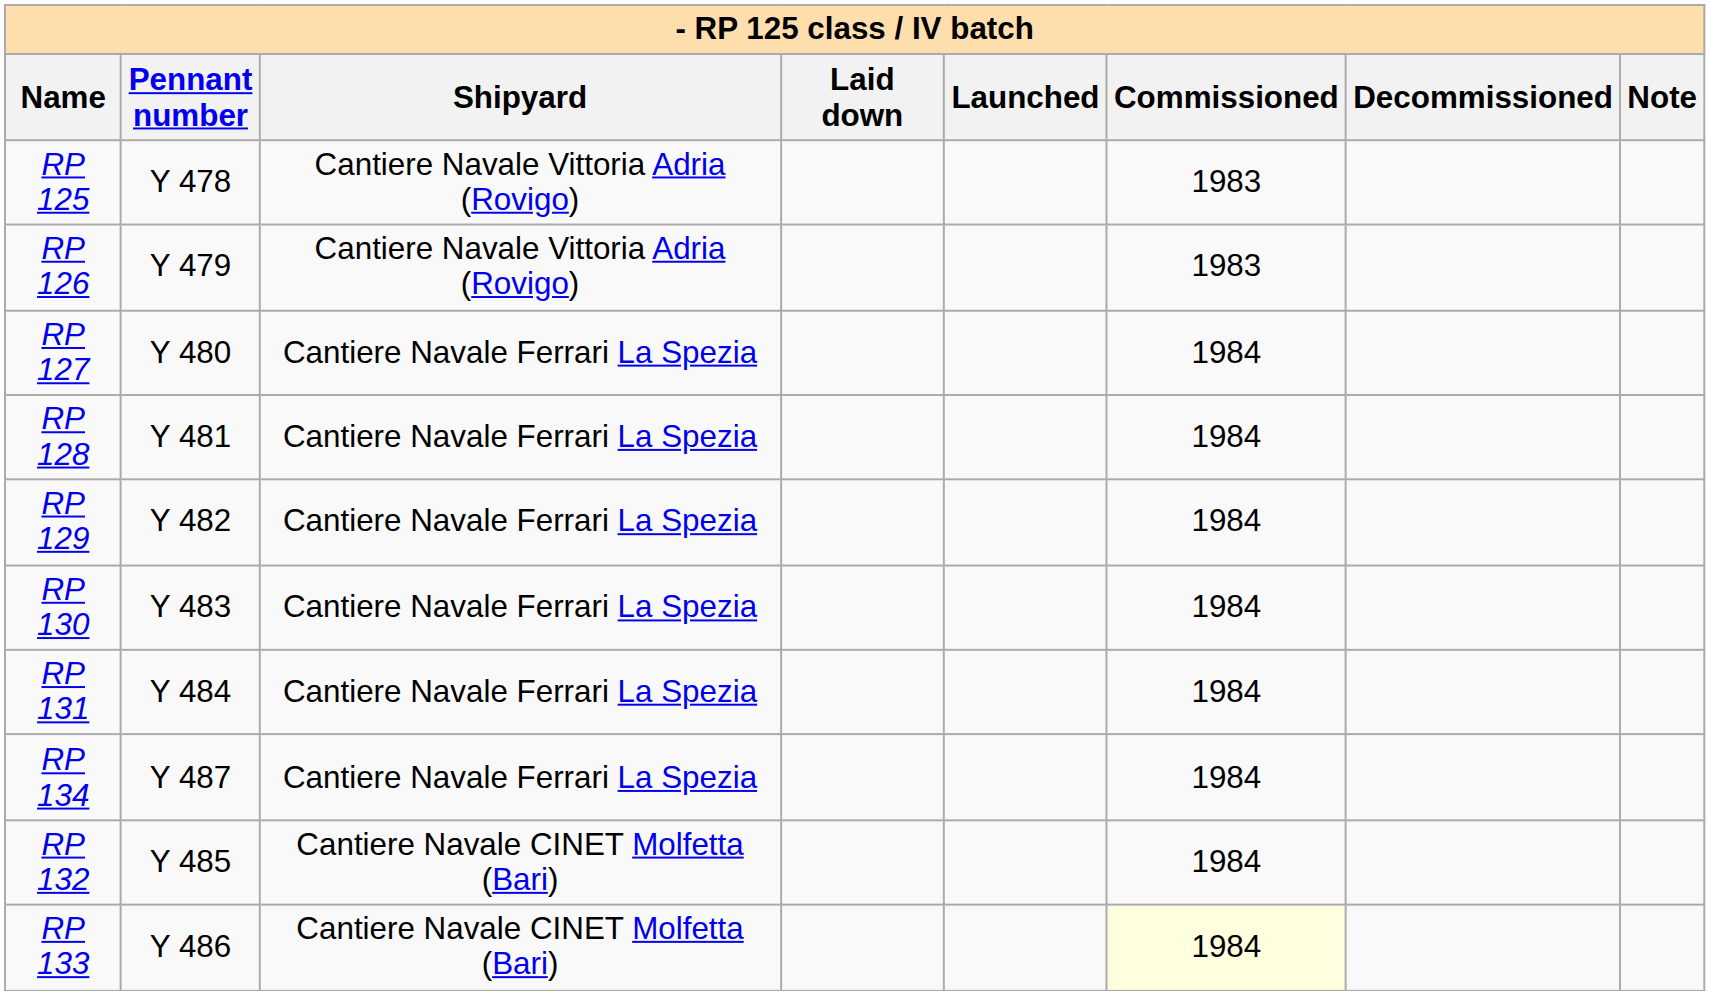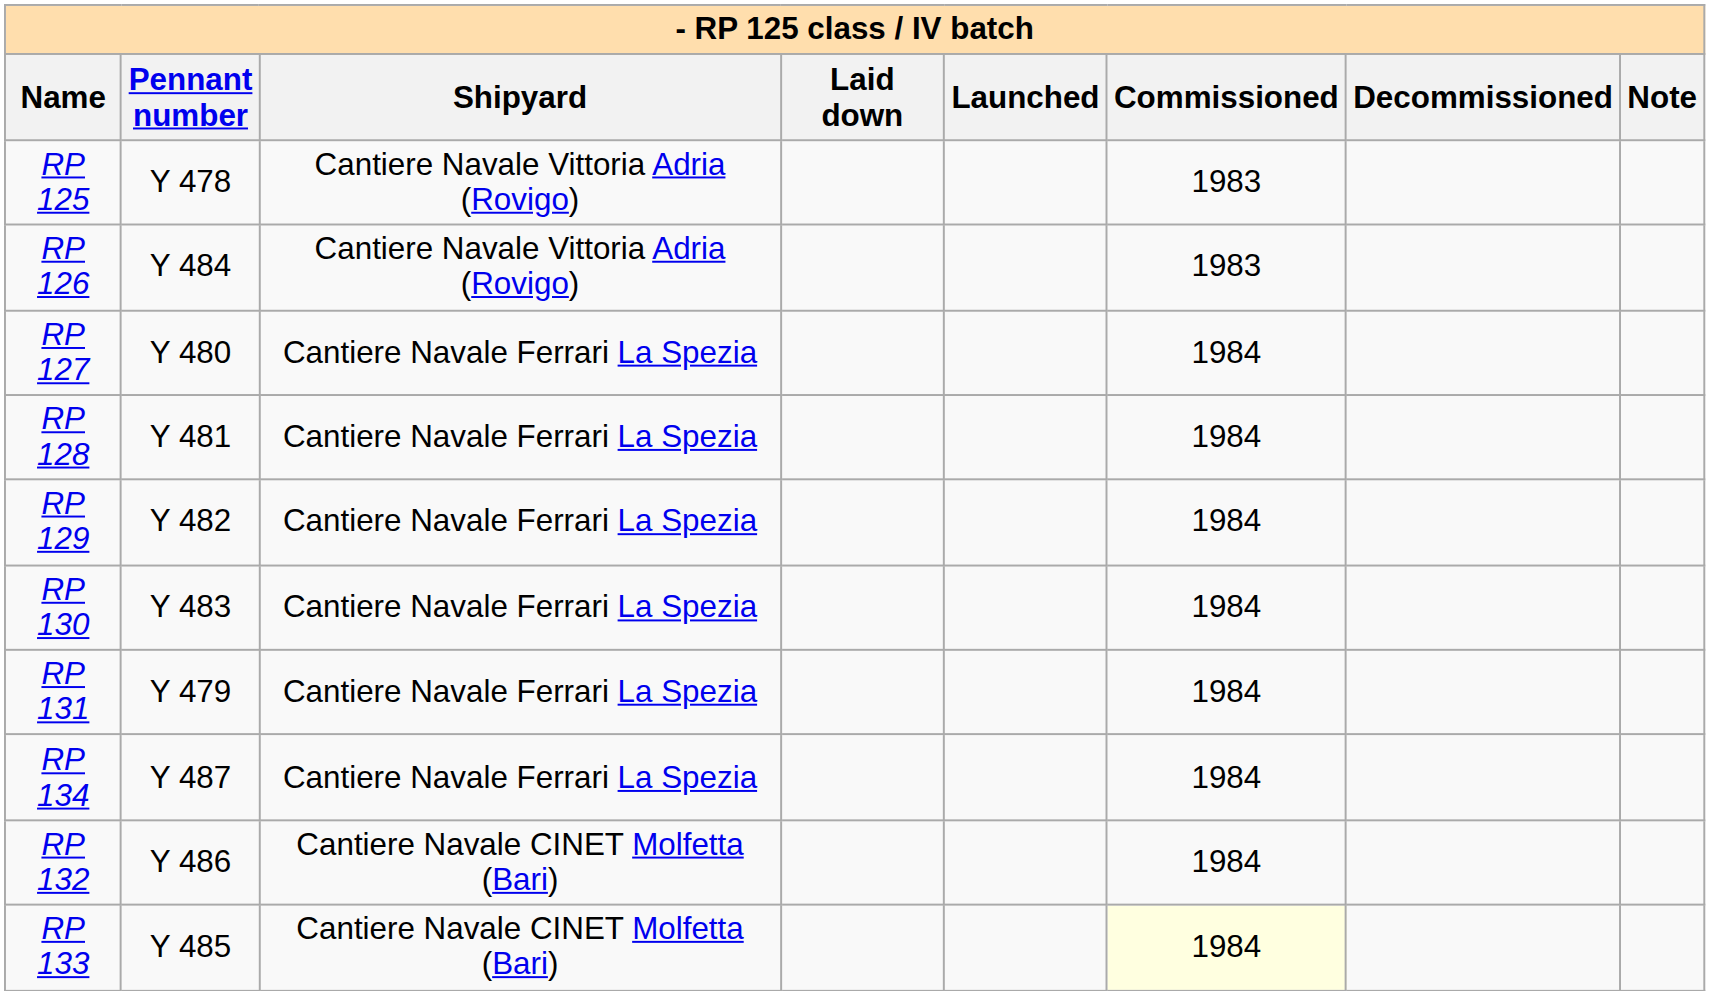(191, 266) Y 479 -> (191, 266) Y 484
(191, 691) Y 484 -> (191, 691) Y 479
(191, 861) Y 485 -> (191, 861) Y 486
(191, 946) Y 486 -> (191, 946) Y 485
